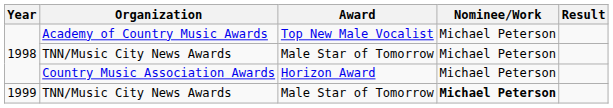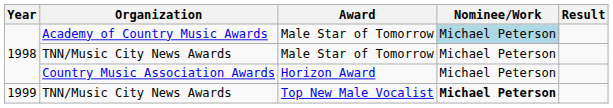(357, 34) Top New Male Vocalist -> (357, 34) Male Star of Tomorrow
(498, 34) no background -> (498, 34) lightblue background
(357, 93) Male Star of Tomorrow -> (357, 93) Top New Male Vocalist
